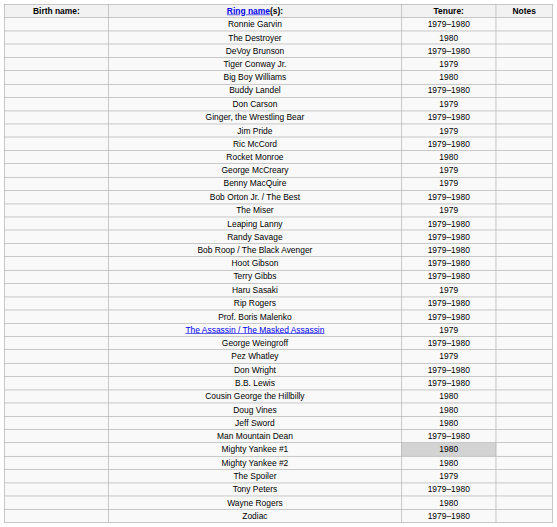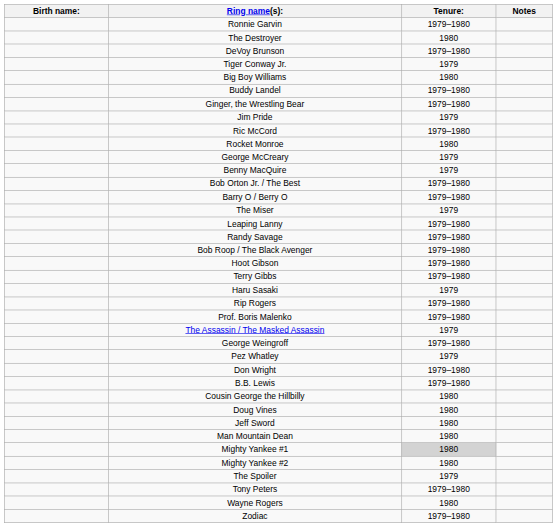- row: (255, 104)
+ row: (255, 197)
(449, 436) 1979–1980 -> (449, 436) 1980
